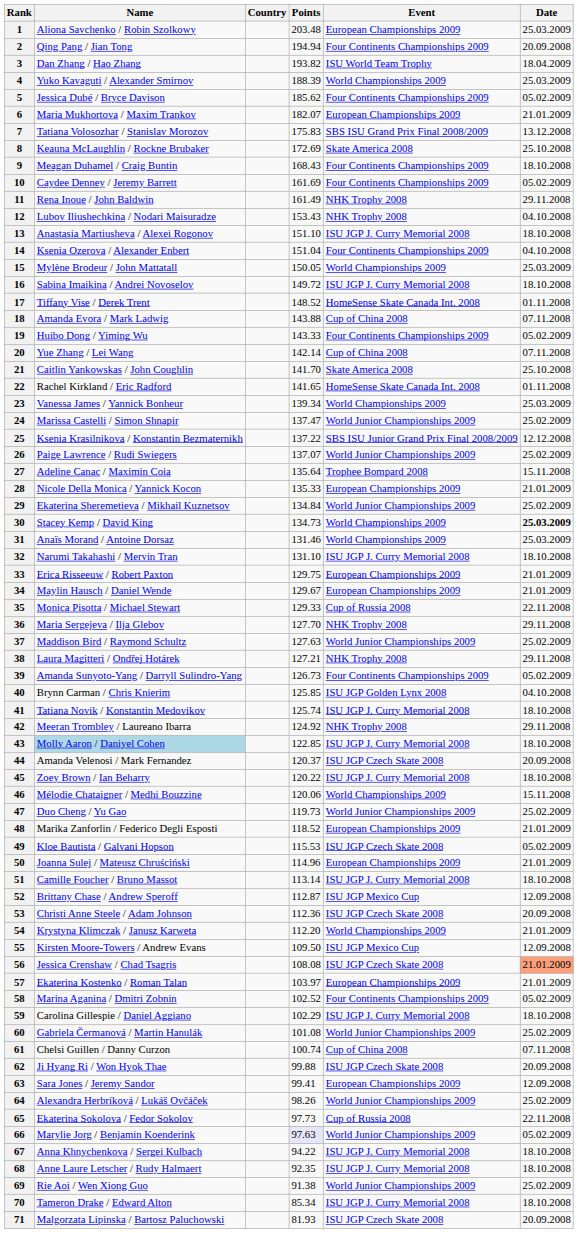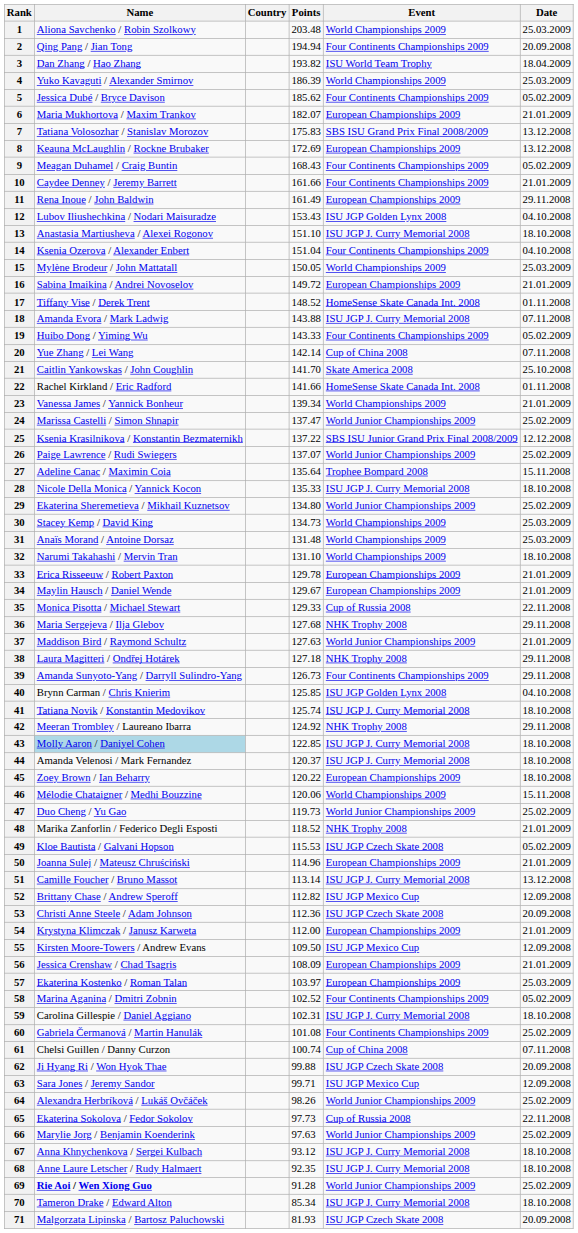(393, 30) European Championships 2009 -> (386, 30) World Championships 2009
(306, 81) 188.39 -> (306, 81) 186.39
(369, 149) Skate America 2008 -> (393, 149) European Championships 2009
(547, 149) 25.10.2008 -> (547, 149) 13.12.2008
(547, 166) 18.10.2008 -> (547, 166) 05.02.2009
(306, 183) 161.69 -> (306, 183) 161.66
(547, 183) 05.02.2009 -> (547, 183) 21.01.2009
(366, 200) NHK Trophy 2008 -> (393, 200) European Championships 2009
(366, 217) NHK Trophy 2008 -> (386, 217) ISU JGP Golden Lynx 2008
(398, 285) ISU JGP J. Curry Memorial 2008 -> (393, 285) European Championships 2009
(547, 285) 18.10.2008 -> (547, 285) 21.01.2009
(367, 319) Cup of China 2008 -> (398, 319) ISU JGP J. Curry Memorial 2008
(306, 387) 141.65 -> (306, 387) 141.66
(547, 404) 25.03.2009 -> (547, 404) 21.01.2009
(393, 489) European Championships 2009 -> (398, 489) ISU JGP J. Curry Memorial 2008
(547, 489) 21.01.2009 -> (547, 489) 18.10.2008
(306, 506) 134.84 -> (306, 506) 134.80
(547, 523) bold -> (547, 523) normal
(306, 540) 131.46 -> (306, 540) 131.48
(398, 557) ISU JGP J. Curry Memorial 2008 -> (386, 557) World Championships 2009
(306, 574) 129.75 -> (306, 574) 129.78
(306, 625) 127.70 -> (306, 625) 127.68
(547, 642) 25.02.2009 -> (547, 642) 21.01.2009
(306, 659) 127.21 -> (306, 659) 127.18
(547, 676) 05.02.2009 -> (546, 676) 29.11.2008
(385, 761) ISU JGP Czech Skate 2008 -> (398, 761) ISU JGP J. Curry Memorial 2008
(547, 761) 20.09.2008 -> (547, 761) 18.10.2008
(398, 778) ISU JGP J. Curry Memorial 2008 -> (393, 778) European Championships 2009
(393, 829) European Championships 2009 -> (366, 829) NHK Trophy 2008
(547, 880) 18.10.2008 -> (547, 880) 13.12.2008
(306, 897) 112.87 -> (306, 897) 112.82
(306, 931) 112.20 -> (306, 931) 112.00
(386, 931) World Championships 2009 -> (393, 931) European Championships 2009
(306, 965) 108.08 -> (306, 965) 108.09
(385, 965) ISU JGP Czech Skate 2008 -> (393, 965) European Championships 2009
(547, 965) lightsalmon background -> (547, 965) no background
(547, 982) 21.01.2009 -> (547, 982) 25.03.2009
(306, 1016) 102.29 -> (306, 1016) 102.31
(401, 1033) World Junior Championships 2009 -> (407, 1033) Four Continents Championships 2009
(303, 1084) 99.41 -> (303, 1084) 99.71
(393, 1084) European Championships 2009 -> (373, 1084) ISU JGP Mexico Cup
(303, 1135) lavender background -> (303, 1135) no background
(547, 1135) 05.02.2009 -> (547, 1135) 25.02.2009
(303, 1152) 94.22 -> (303, 1152) 93.12
(92, 1186) normal -> (94, 1186) bold
(303, 1186) 91.38 -> (303, 1186) 91.28
